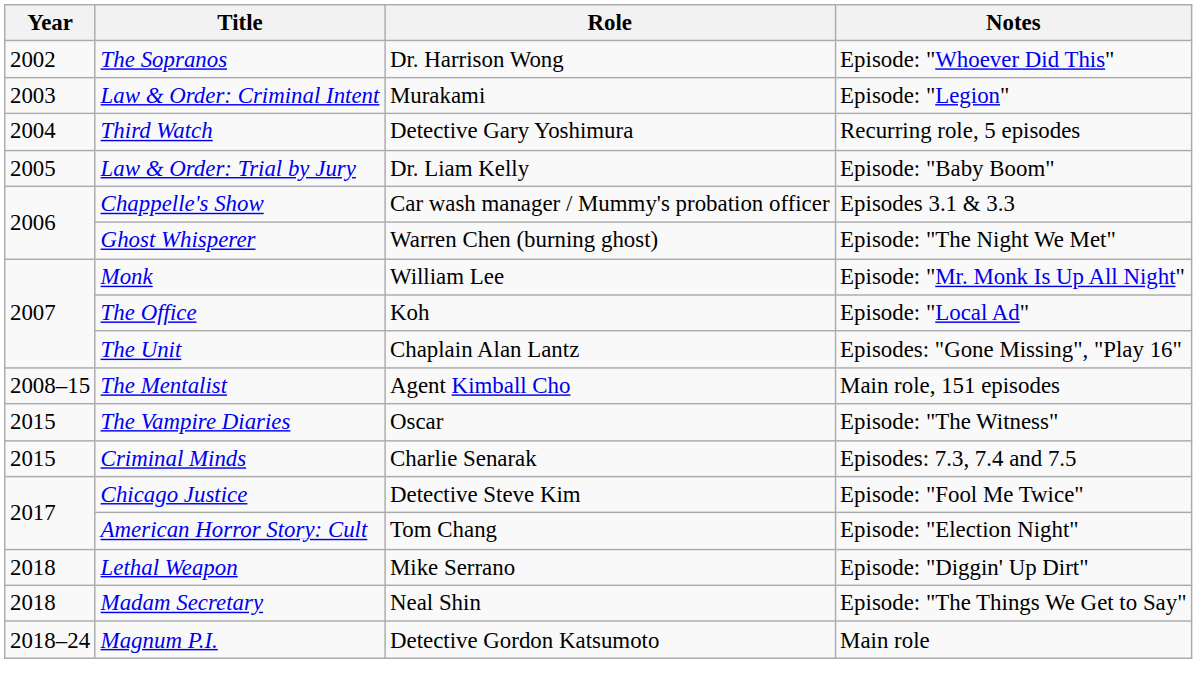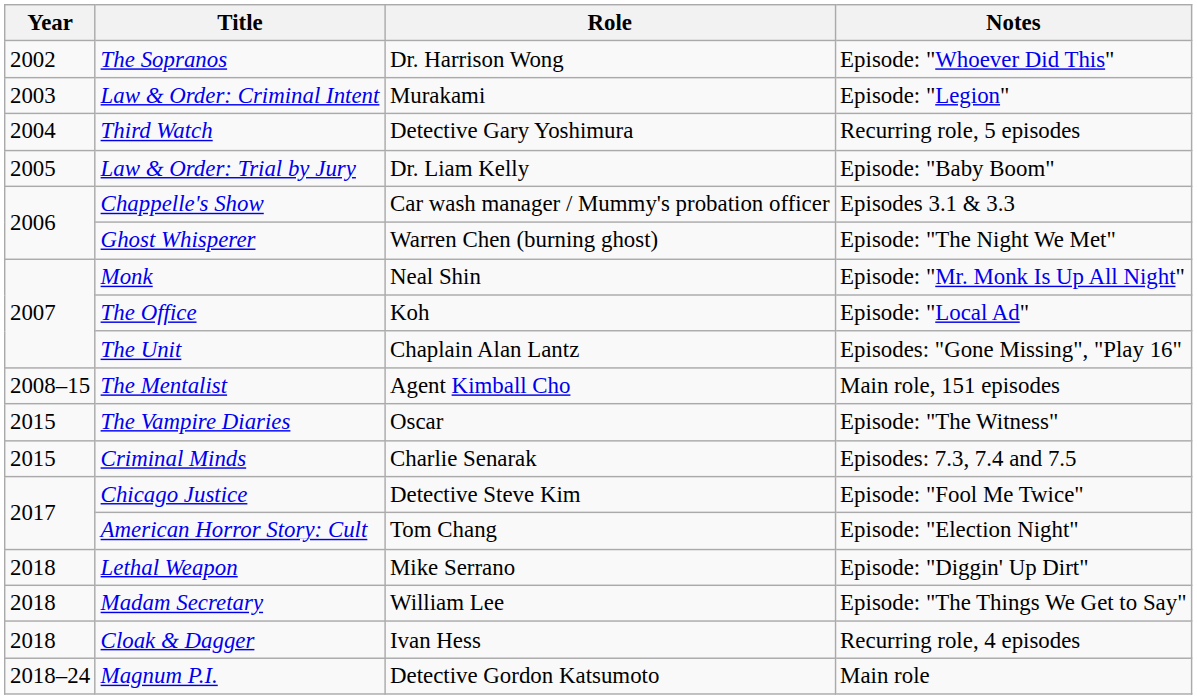(447, 276) William Lee -> (435, 276) Neal Shin
(435, 603) Neal Shin -> (447, 603) William Lee
+ row: (178, 639)
